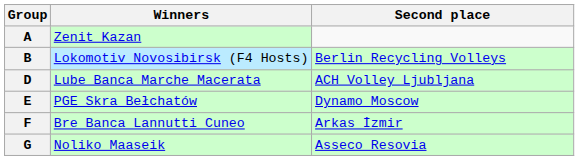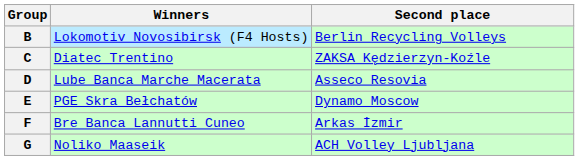- row: (28, 37)
+ row: (28, 59)
(395, 80) ACH Volley Ljubljana -> (371, 80) Asseco Resovia
(371, 145) Asseco Resovia -> (395, 145) ACH Volley Ljubljana
